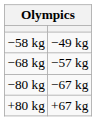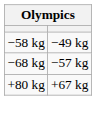- row: (26, 84)
